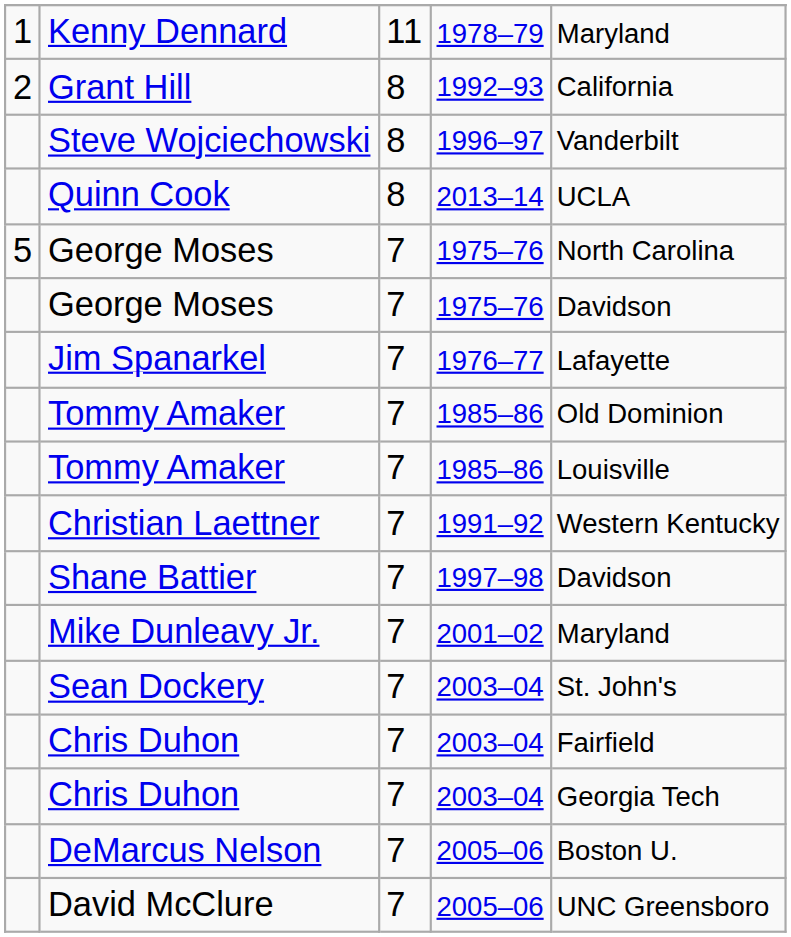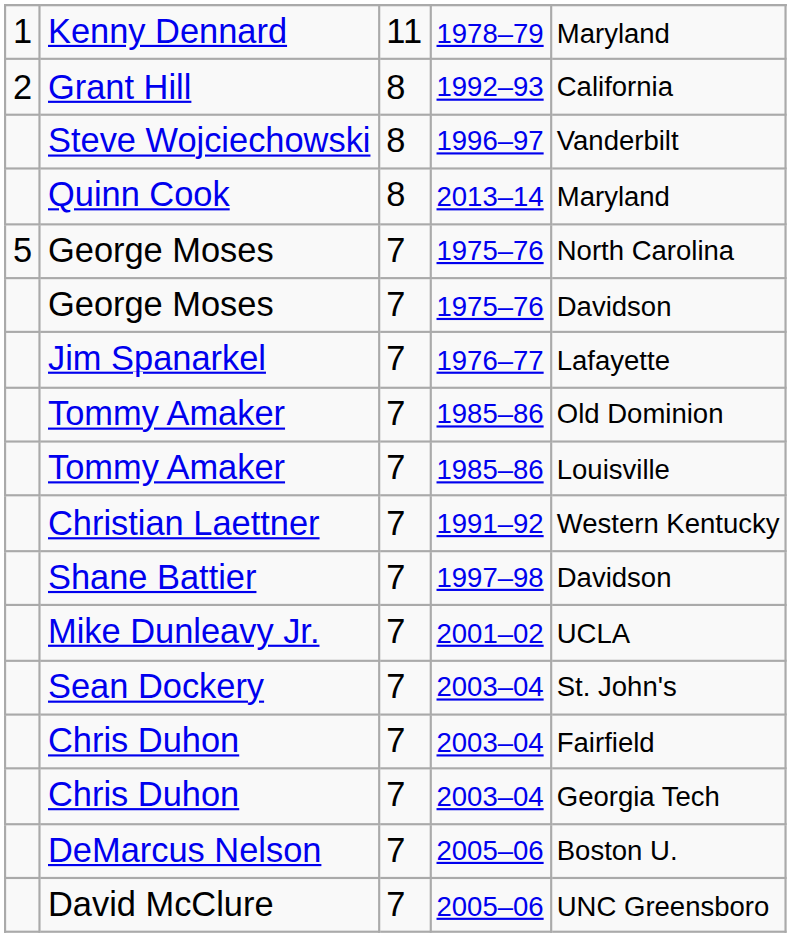(593, 196) UCLA -> (613, 196) Maryland
(613, 632) Maryland -> (593, 632) UCLA
